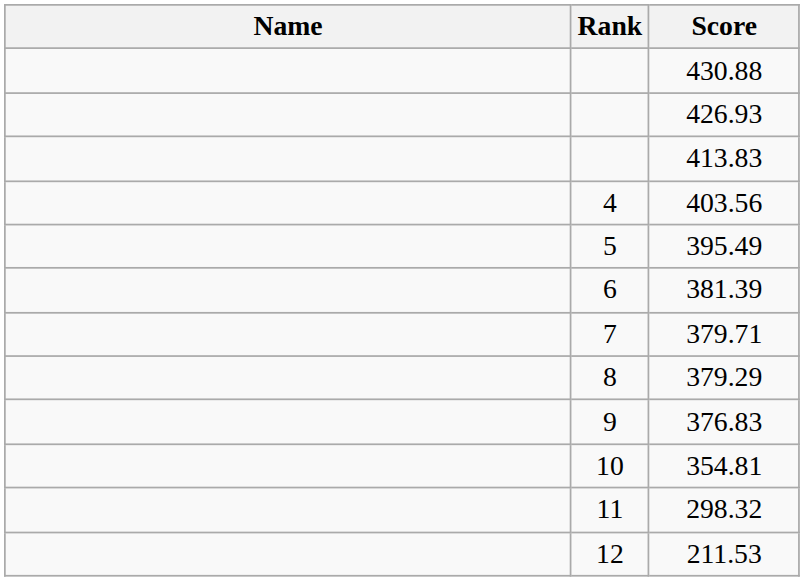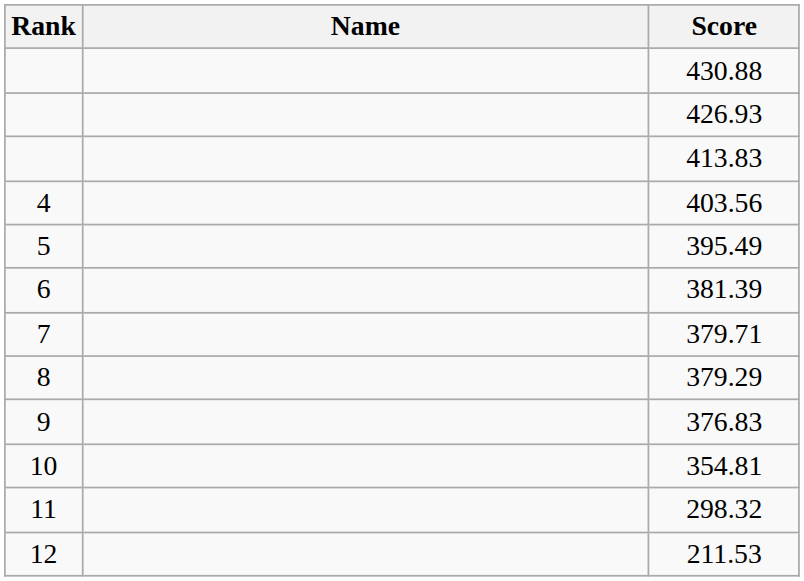columns swapped: (610, 26) <-> (288, 26)
